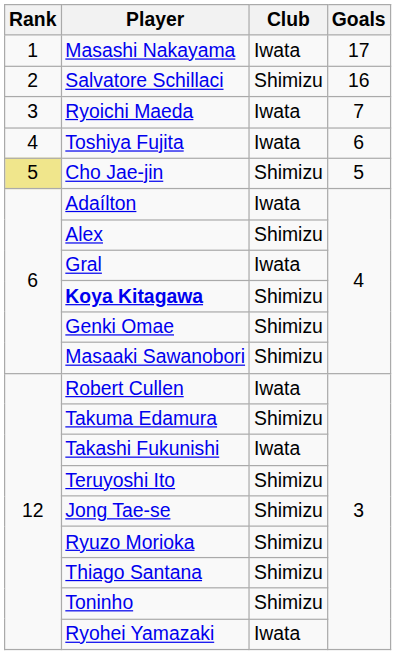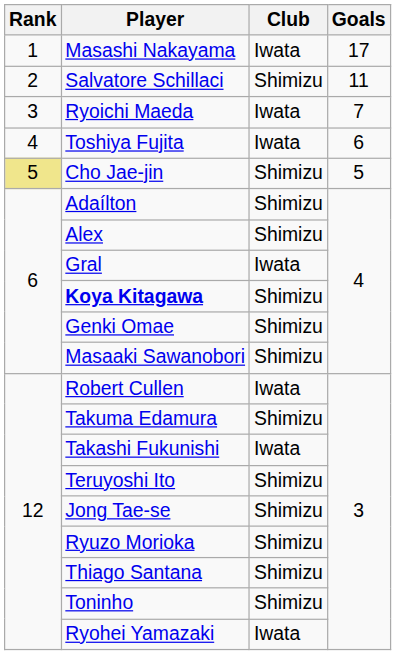(359, 81) 16 -> (359, 81) 11
(277, 204) Iwata -> (288, 204) Shimizu
